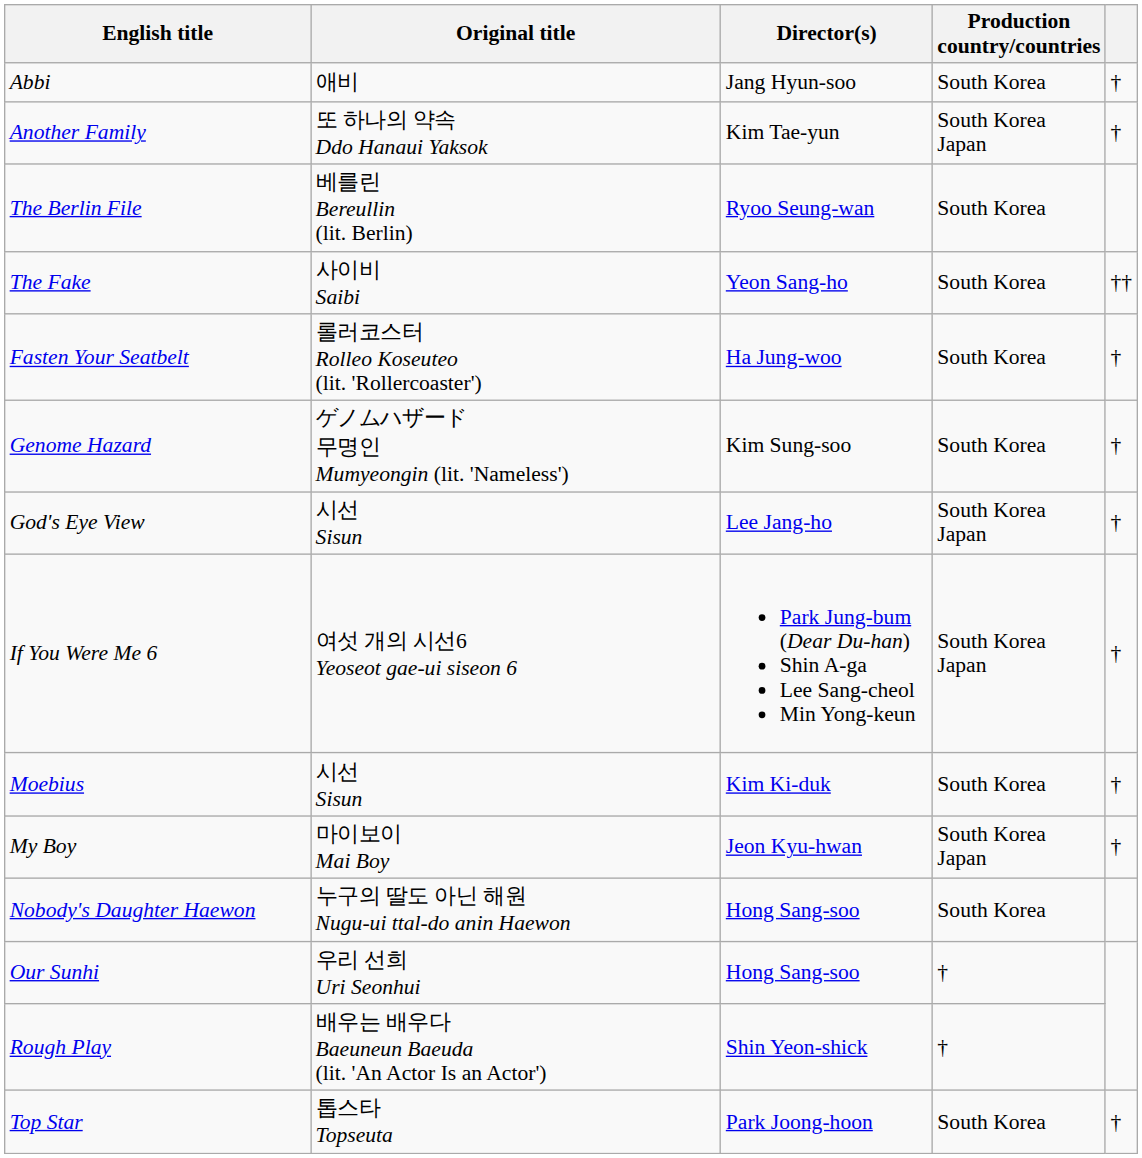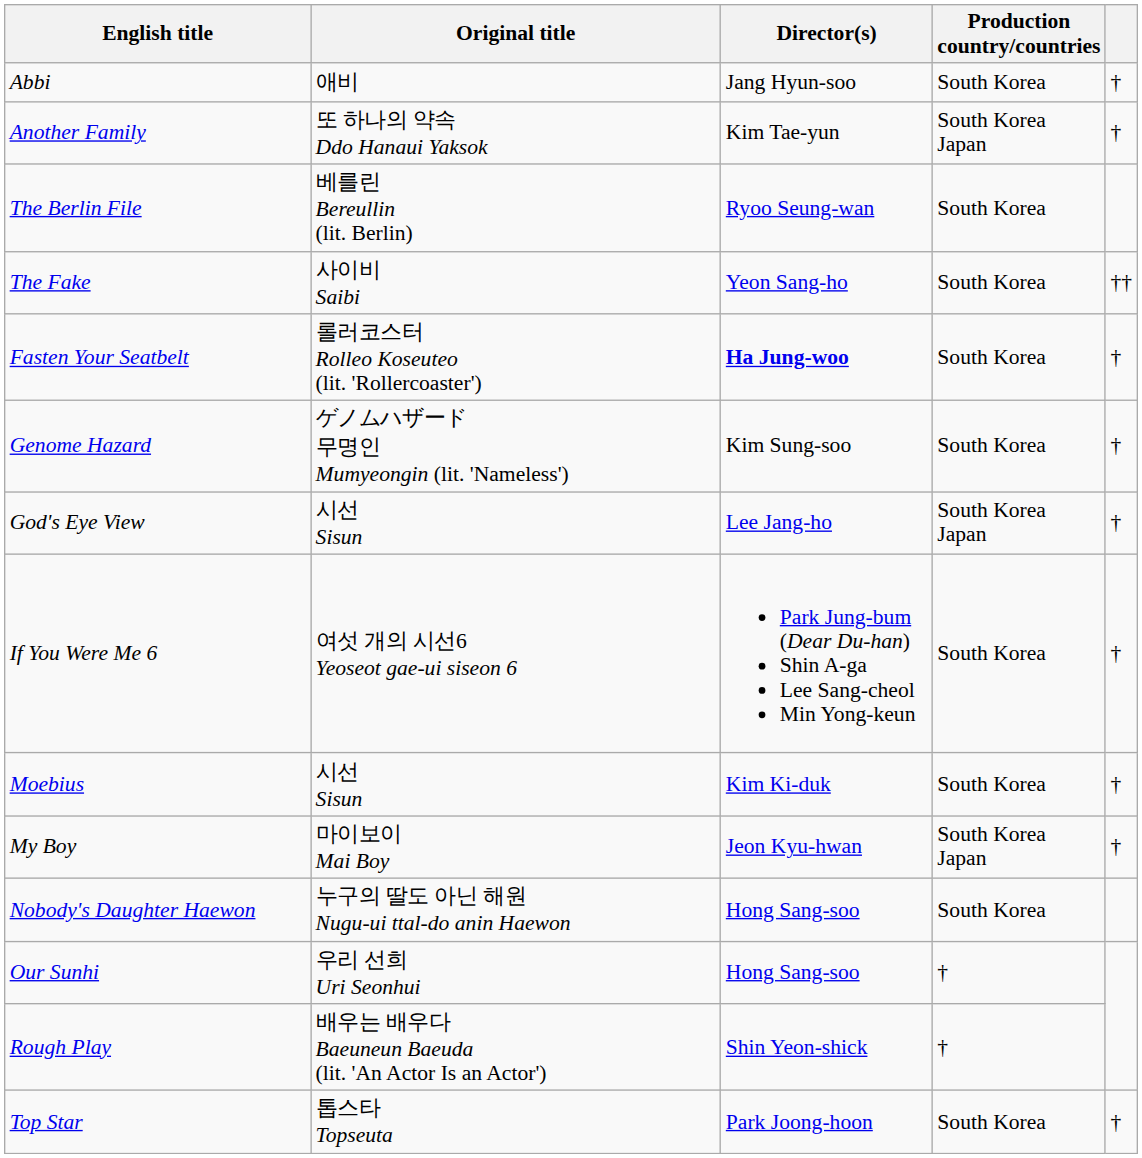(784, 356) normal -> (787, 356) bold
(992, 653) South Korea Japan -> (992, 653) South Korea
